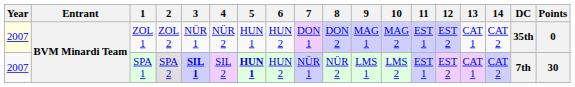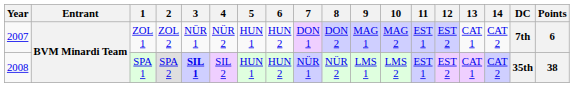(18, 37) lightyellow background -> (18, 37) no background
(523, 37) 35th -> (523, 37) 7th
(553, 37) 0 -> (552, 37) 6
(18, 67) 2007 -> (18, 67) 2008
(252, 67) bold -> (251, 67) normal
(523, 67) 7th -> (523, 67) 35th
(553, 67) 30 -> (552, 67) 38
